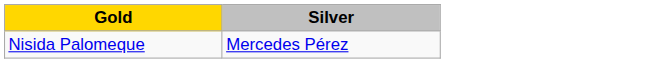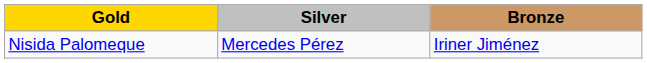+ column: (536, 17)
